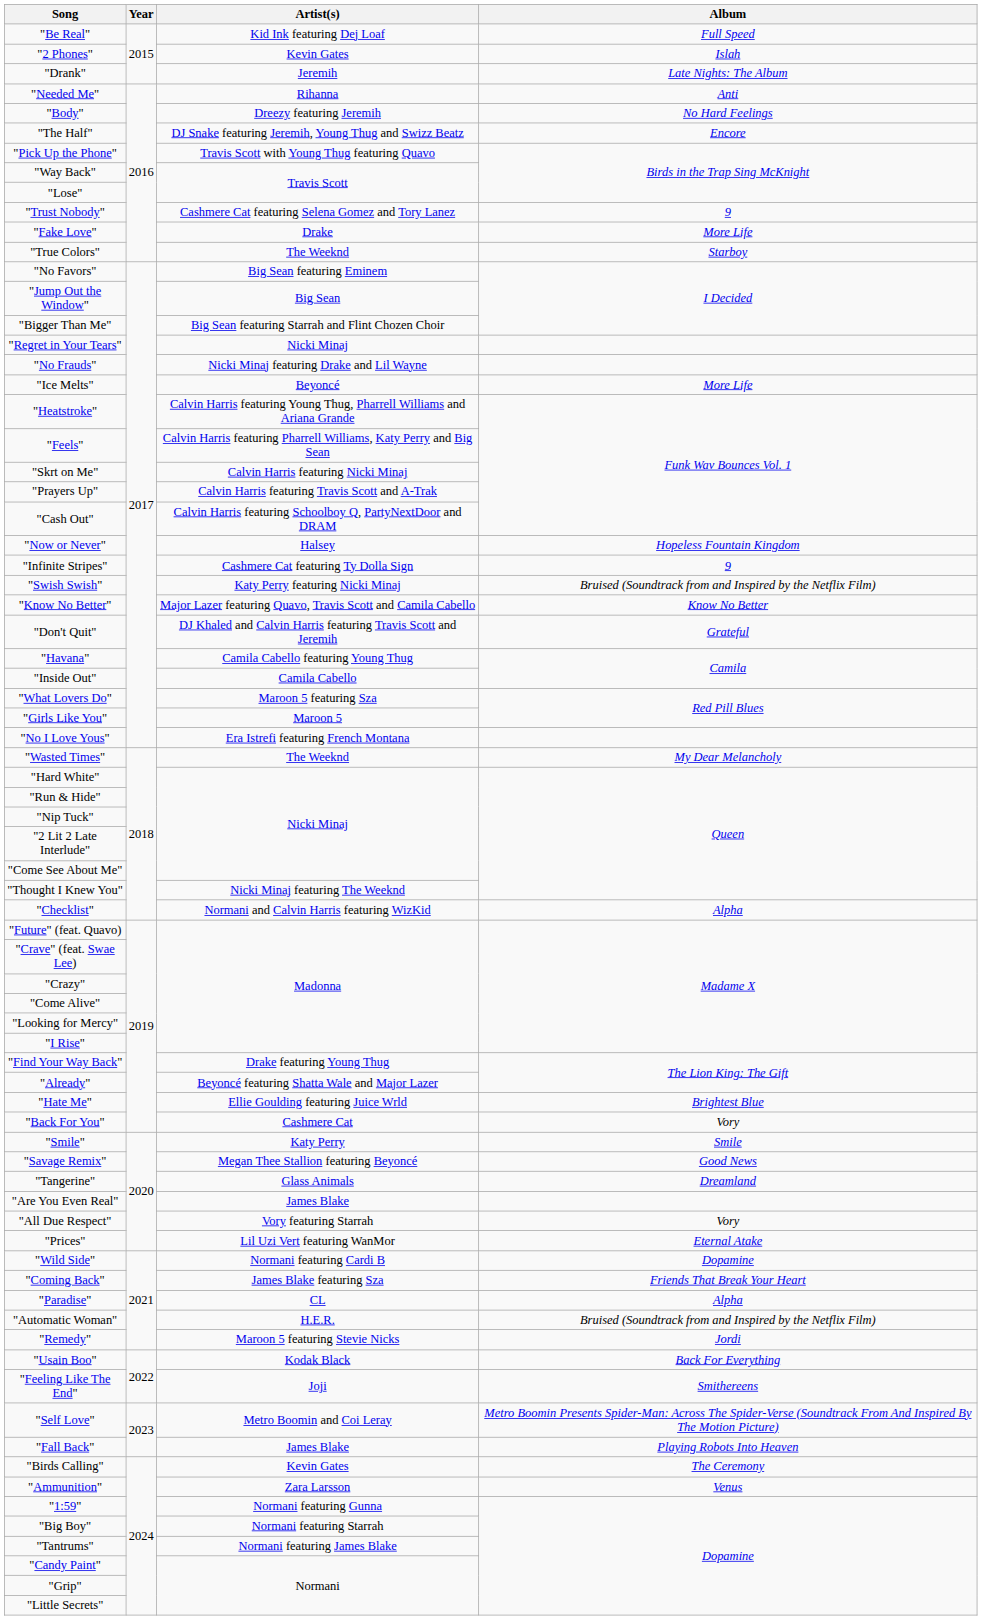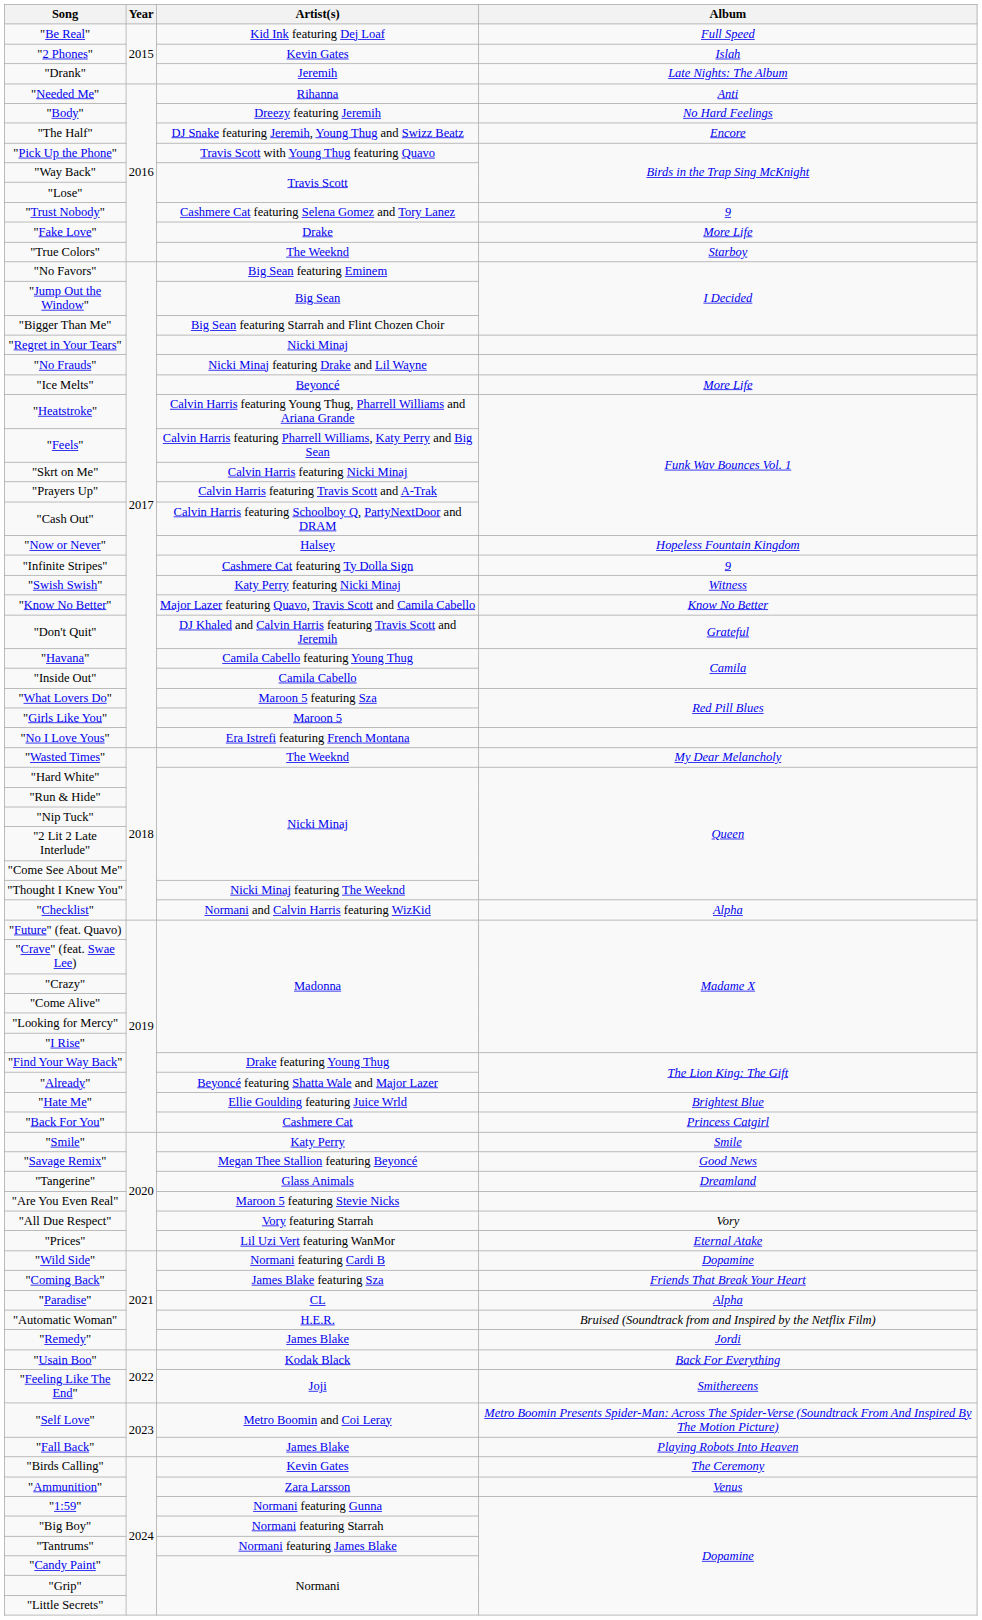(728, 585) Bruised (Soundtrack from and Inspired by the Netflix Film) -> (728, 585) Witness
(728, 1122) Vory -> (728, 1122) Princess Catgirl
(318, 1201) James Blake -> (318, 1201) Maroon 5 featuring Stevie Nicks
(318, 1339) Maroon 5 featuring Stevie Nicks -> (318, 1339) James Blake
